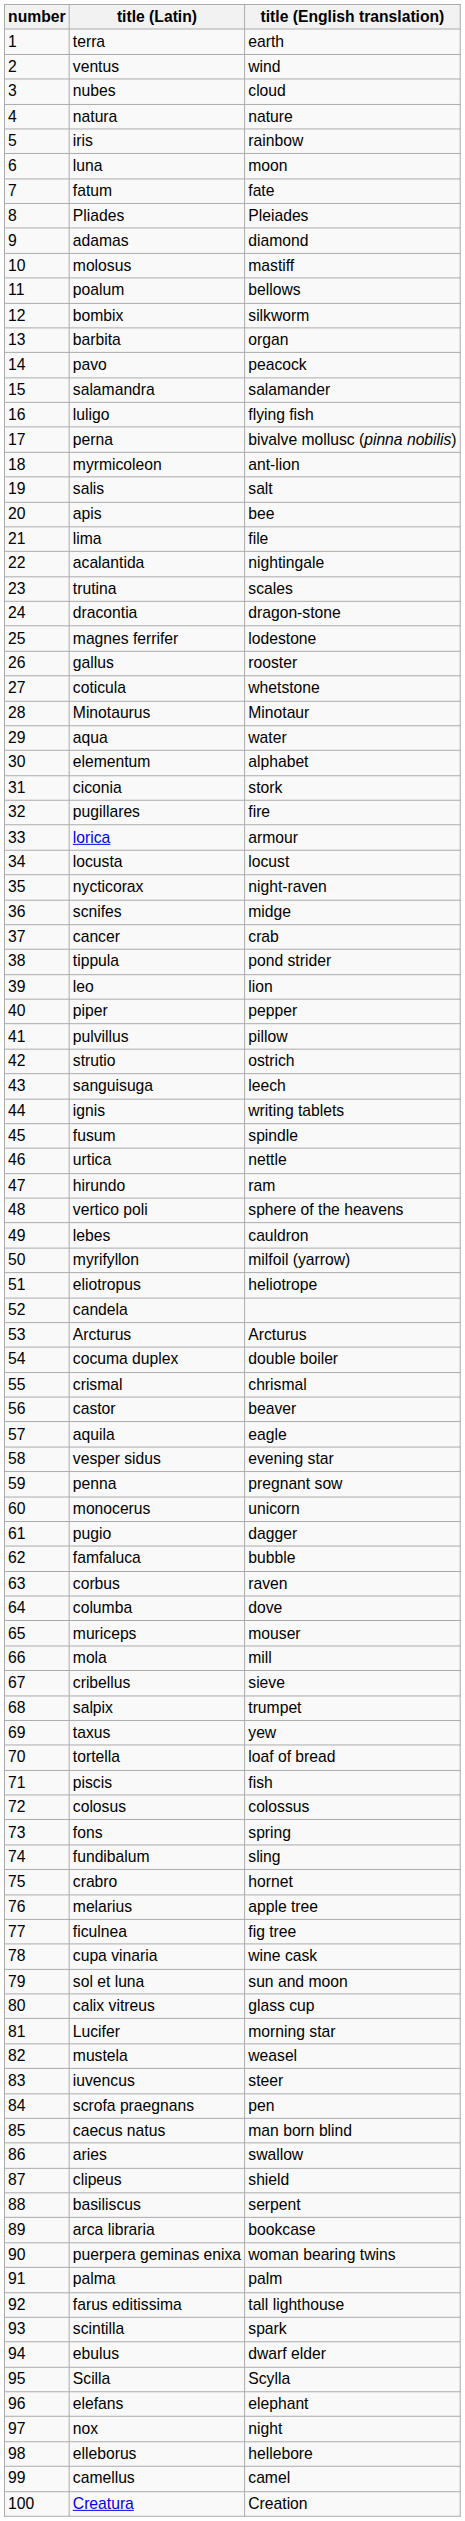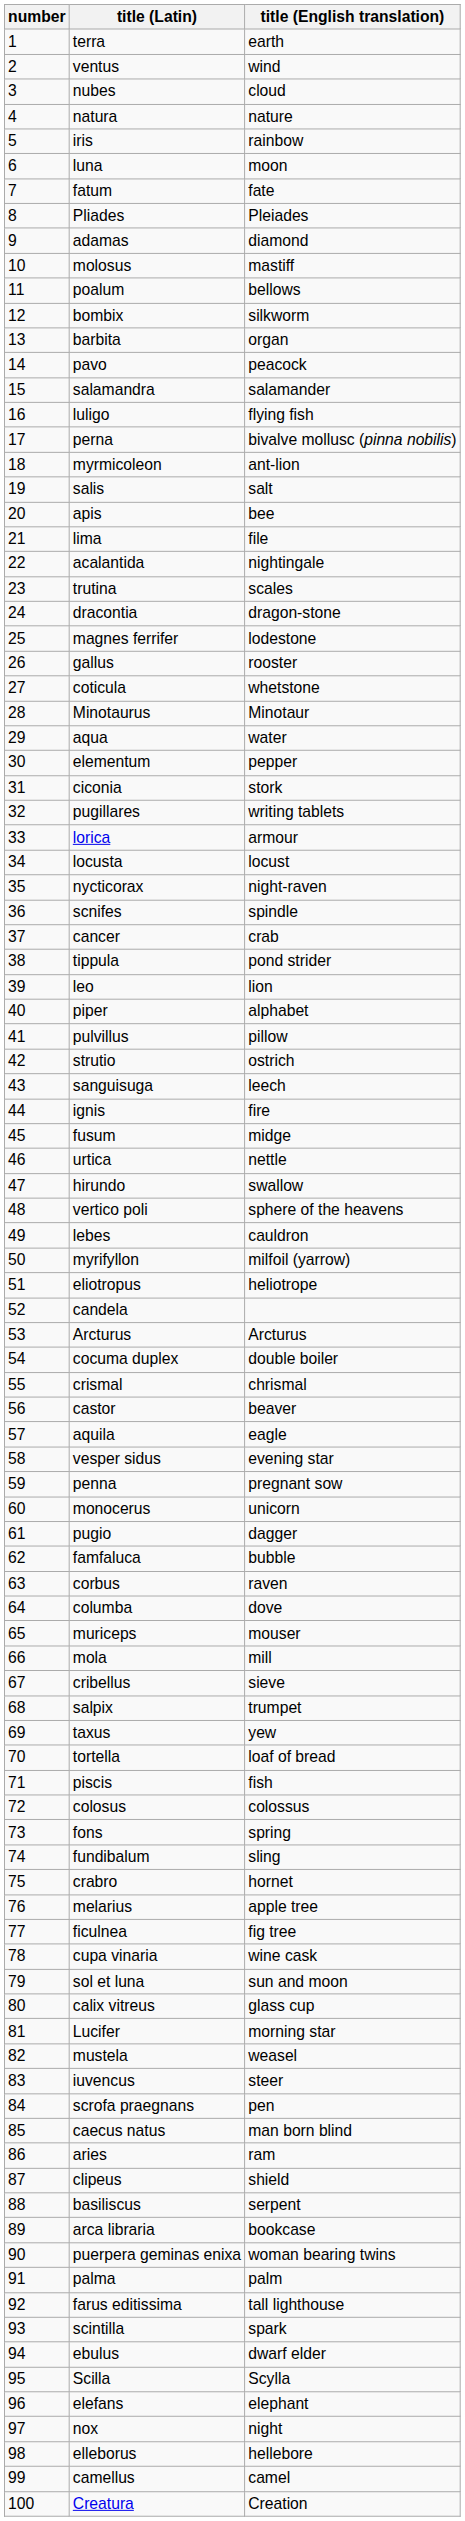(278, 762) alphabet -> (273, 762) pepper
(259, 812) fire -> (296, 812) writing tablets
(270, 912) midge -> (273, 912) spindle
(273, 1011) pepper -> (278, 1011) alphabet
(296, 1111) writing tablets -> (259, 1111) fire
(273, 1135) spindle -> (270, 1135) midge
(262, 1185) ram -> (276, 1185) swallow
(276, 2155) swallow -> (262, 2155) ram
